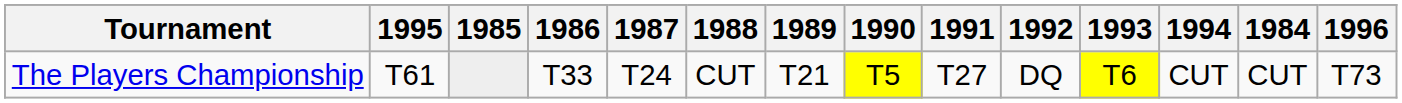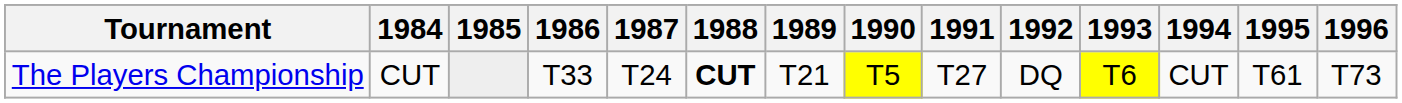columns swapped: (1277, 28) <-> (410, 28)
(725, 75) normal -> (725, 75) bold
